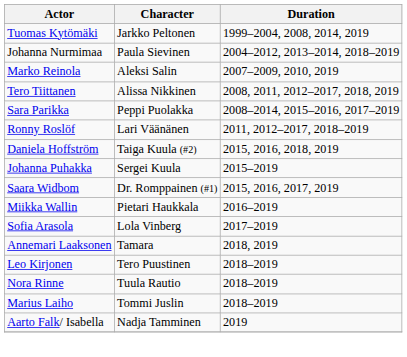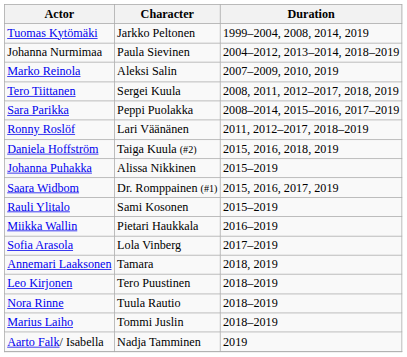(156, 91) Alissa Nikkinen -> (149, 91) Sergei Kuula
(149, 168) Sergei Kuula -> (156, 168) Alissa Nikkinen
+ row: (39, 206)
